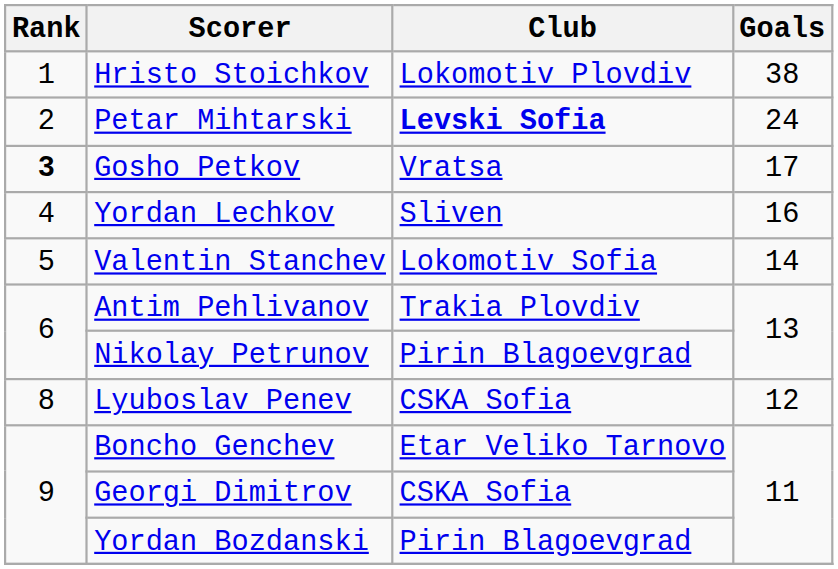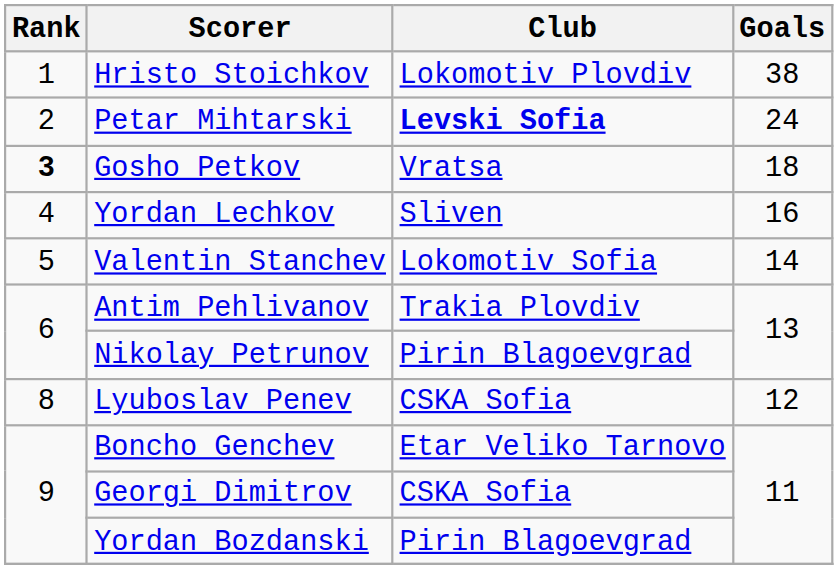(782, 168) 17 -> (782, 168) 18
